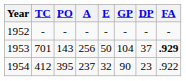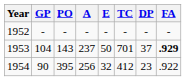columns swapped: (125, 13) <-> (43, 13)
(87, 48) 256 -> (87, 48) 237
(87, 66) 237 -> (87, 66) 256
